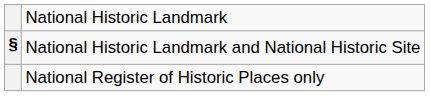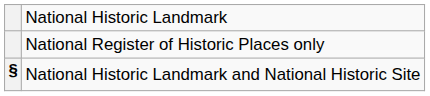rows swapped: (223, 47) <-> (175, 77)
